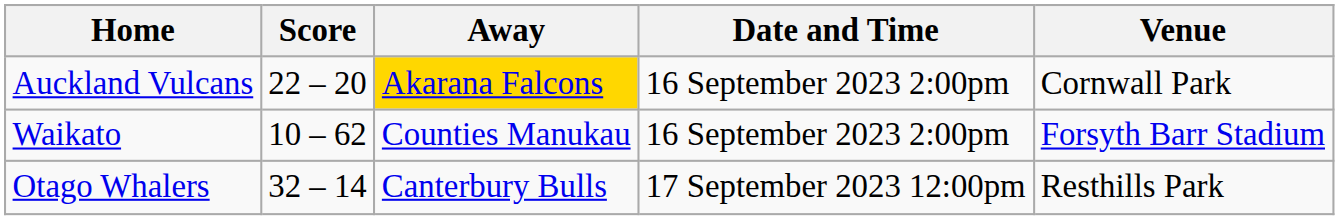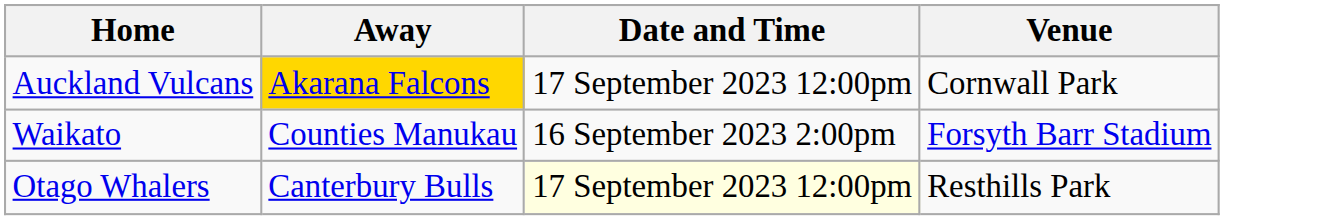- column: (318, 30)
(827, 82) 16 September 2023 2:00pm -> (722, 82) 17 September 2023 12:00pm
(836, 186) no background -> (722, 186) lightyellow background
